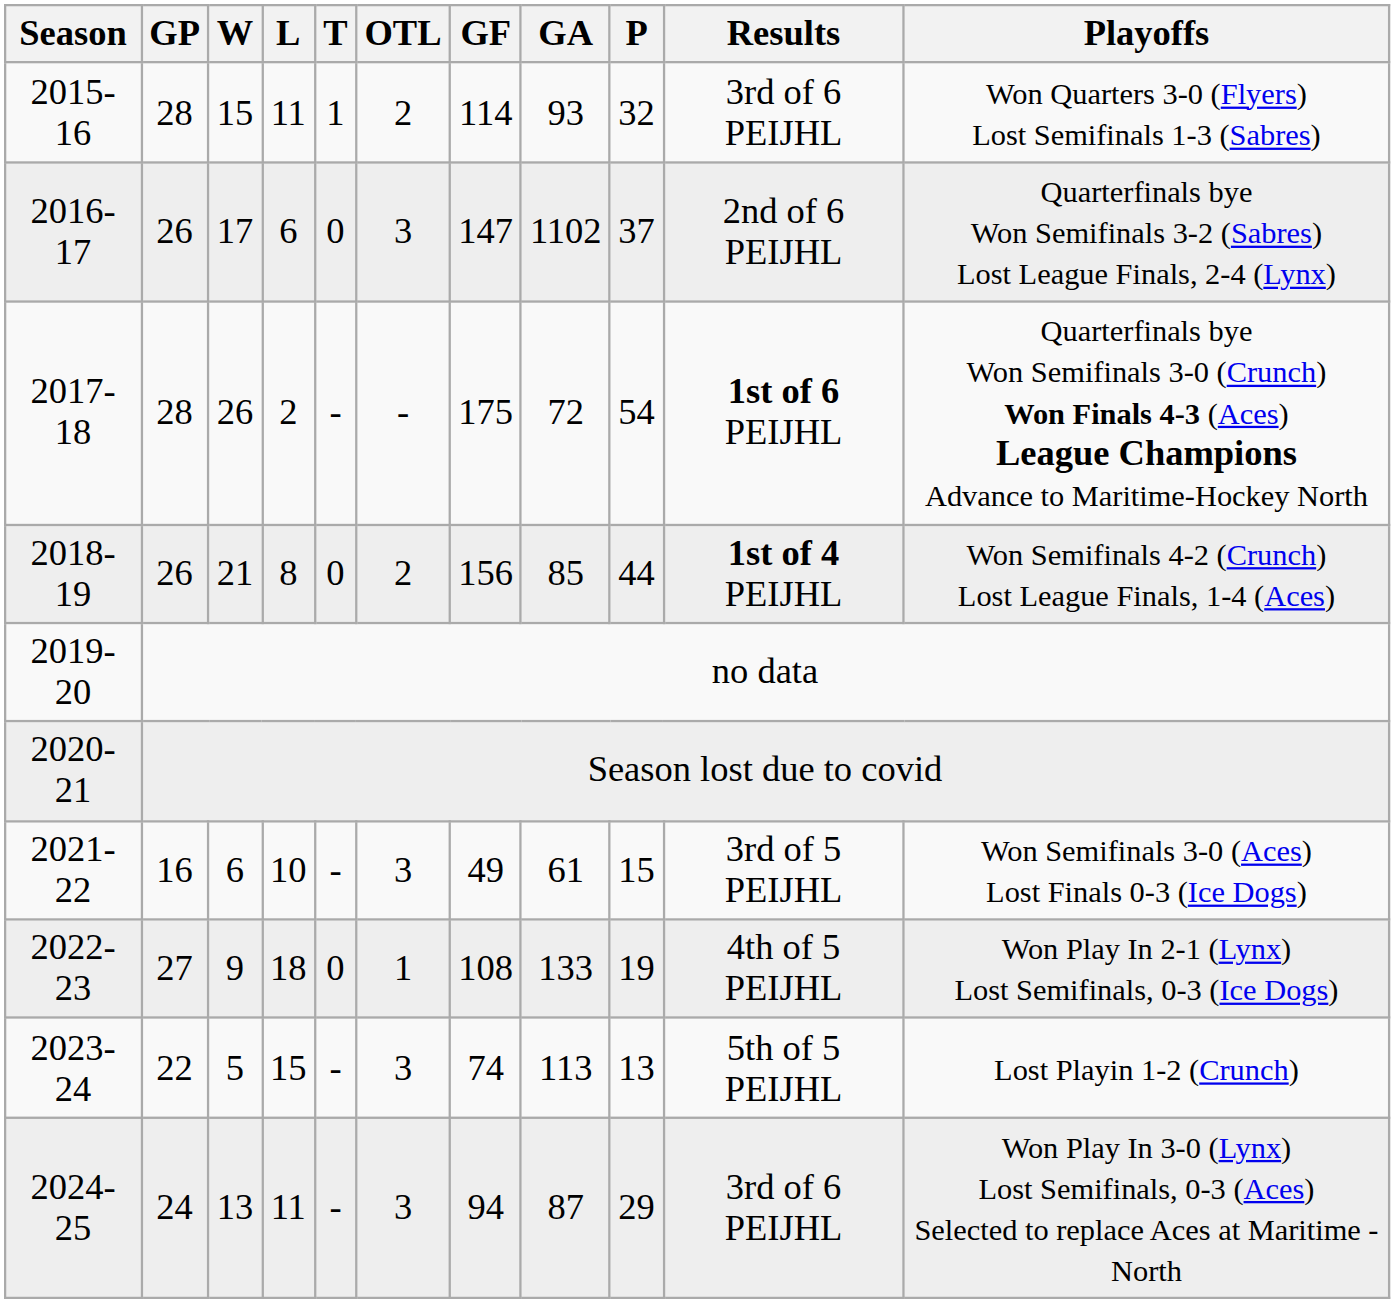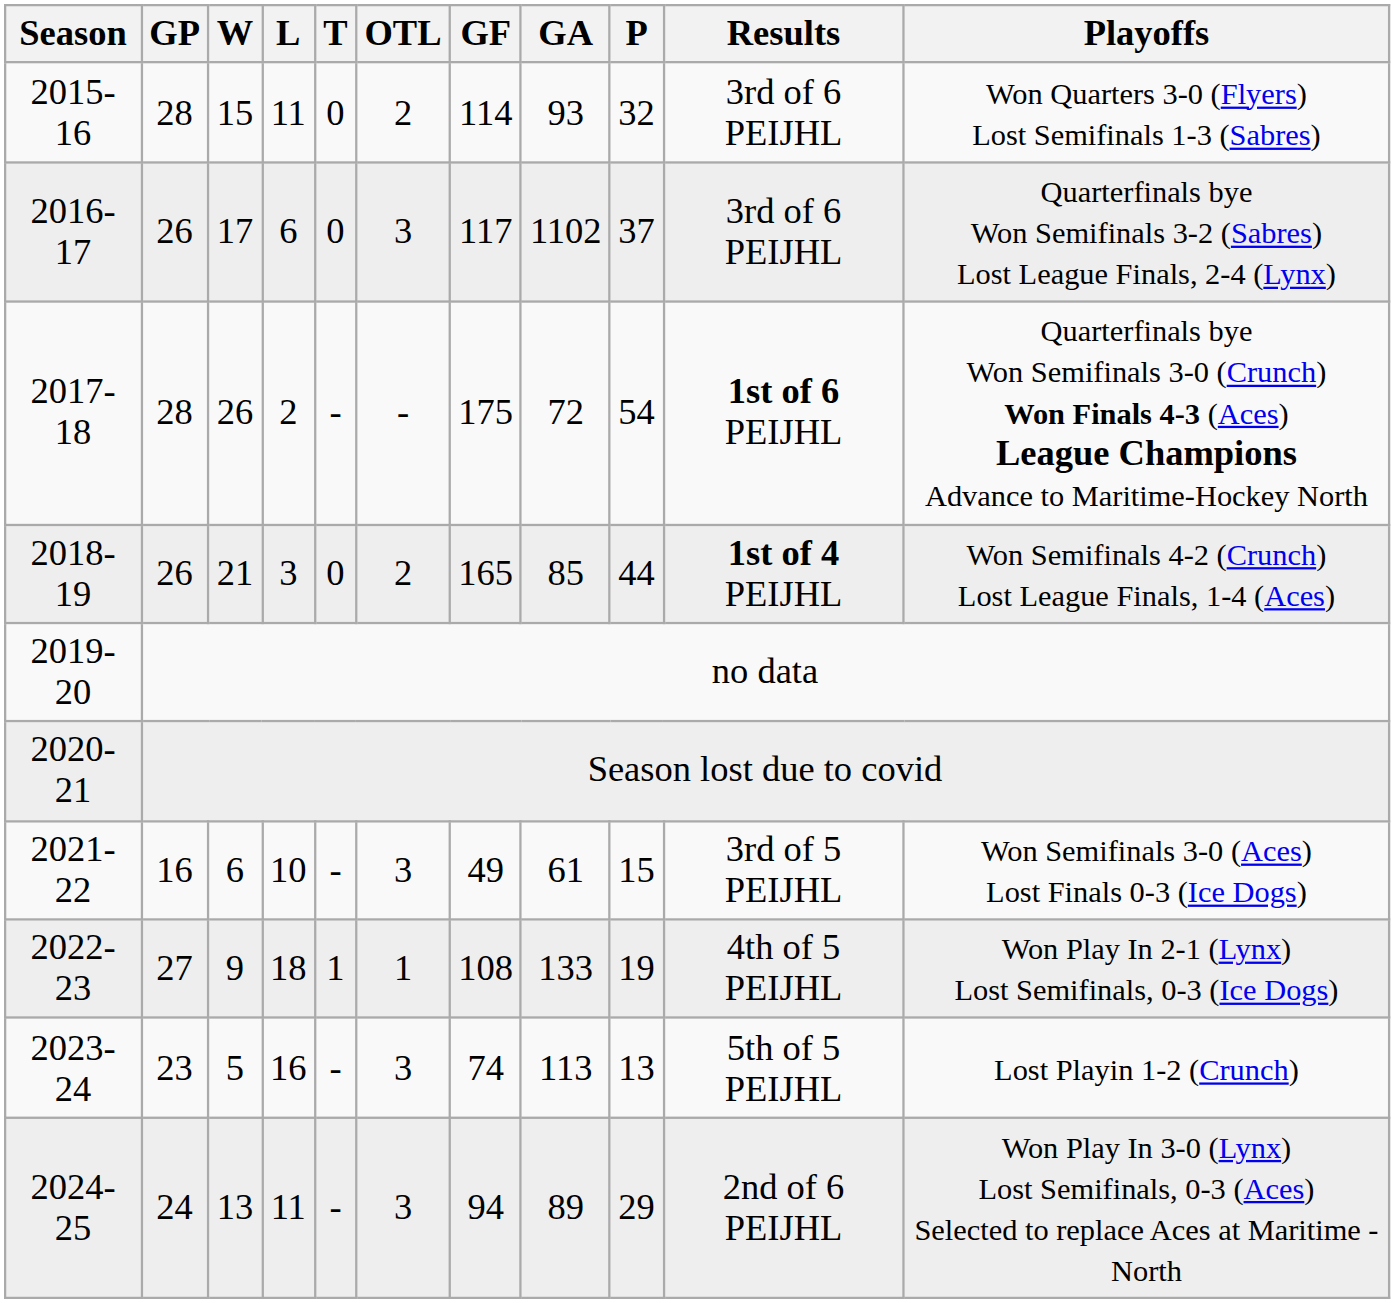(335, 111) 1 -> (335, 111) 0
(486, 231) 147 -> (486, 231) 117
(784, 231) 2nd of 6 PEIJHL -> (784, 231) 3rd of 6 PEIJHL
(288, 572) 8 -> (288, 572) 3
(486, 572) 156 -> (486, 572) 165
(335, 968) 0 -> (335, 968) 1
(175, 1067) 22 -> (175, 1067) 23
(288, 1067) 15 -> (288, 1067) 16
(566, 1207) 87 -> (566, 1207) 89
(784, 1207) 3rd of 6 PEIJHL -> (784, 1207) 2nd of 6 PEIJHL
